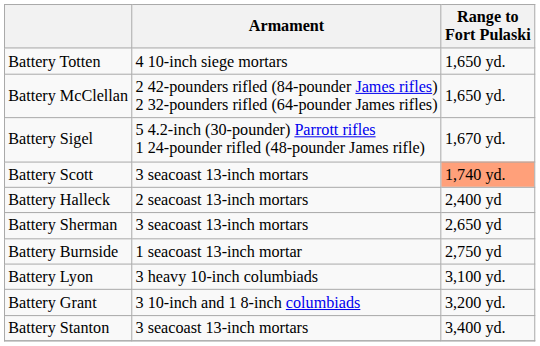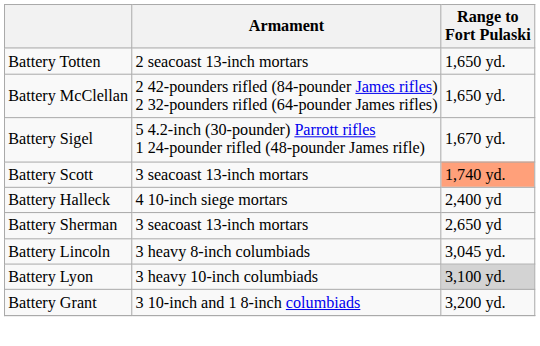(212, 61) 4 10-inch siege mortars -> (222, 61) 2 seacoast 13-inch mortars
(222, 199) 2 seacoast 13-inch mortars -> (212, 199) 4 10-inch siege mortars
- row: (63, 251)
+ row: (59, 251)
(475, 276) no background -> (475, 276) lightgrey background
- row: (59, 328)
